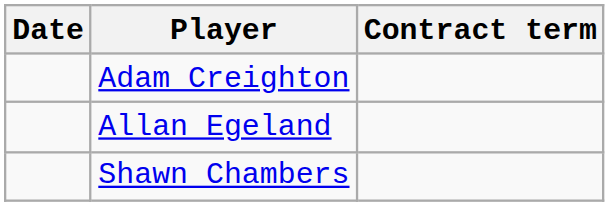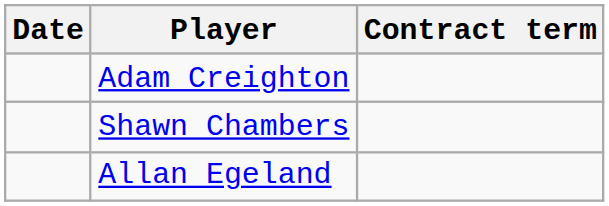rows swapped: (224, 176) <-> (215, 127)
